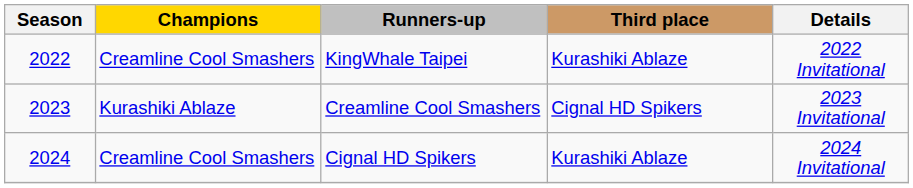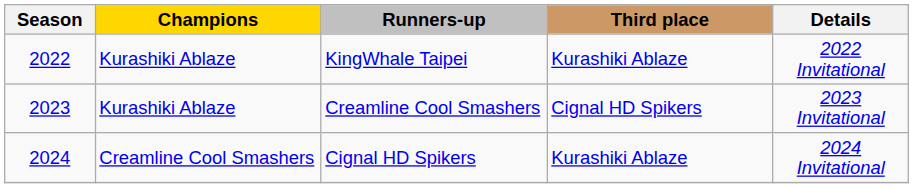(207, 59) Creamline Cool Smashers -> (167, 59) Kurashiki Ablaze
